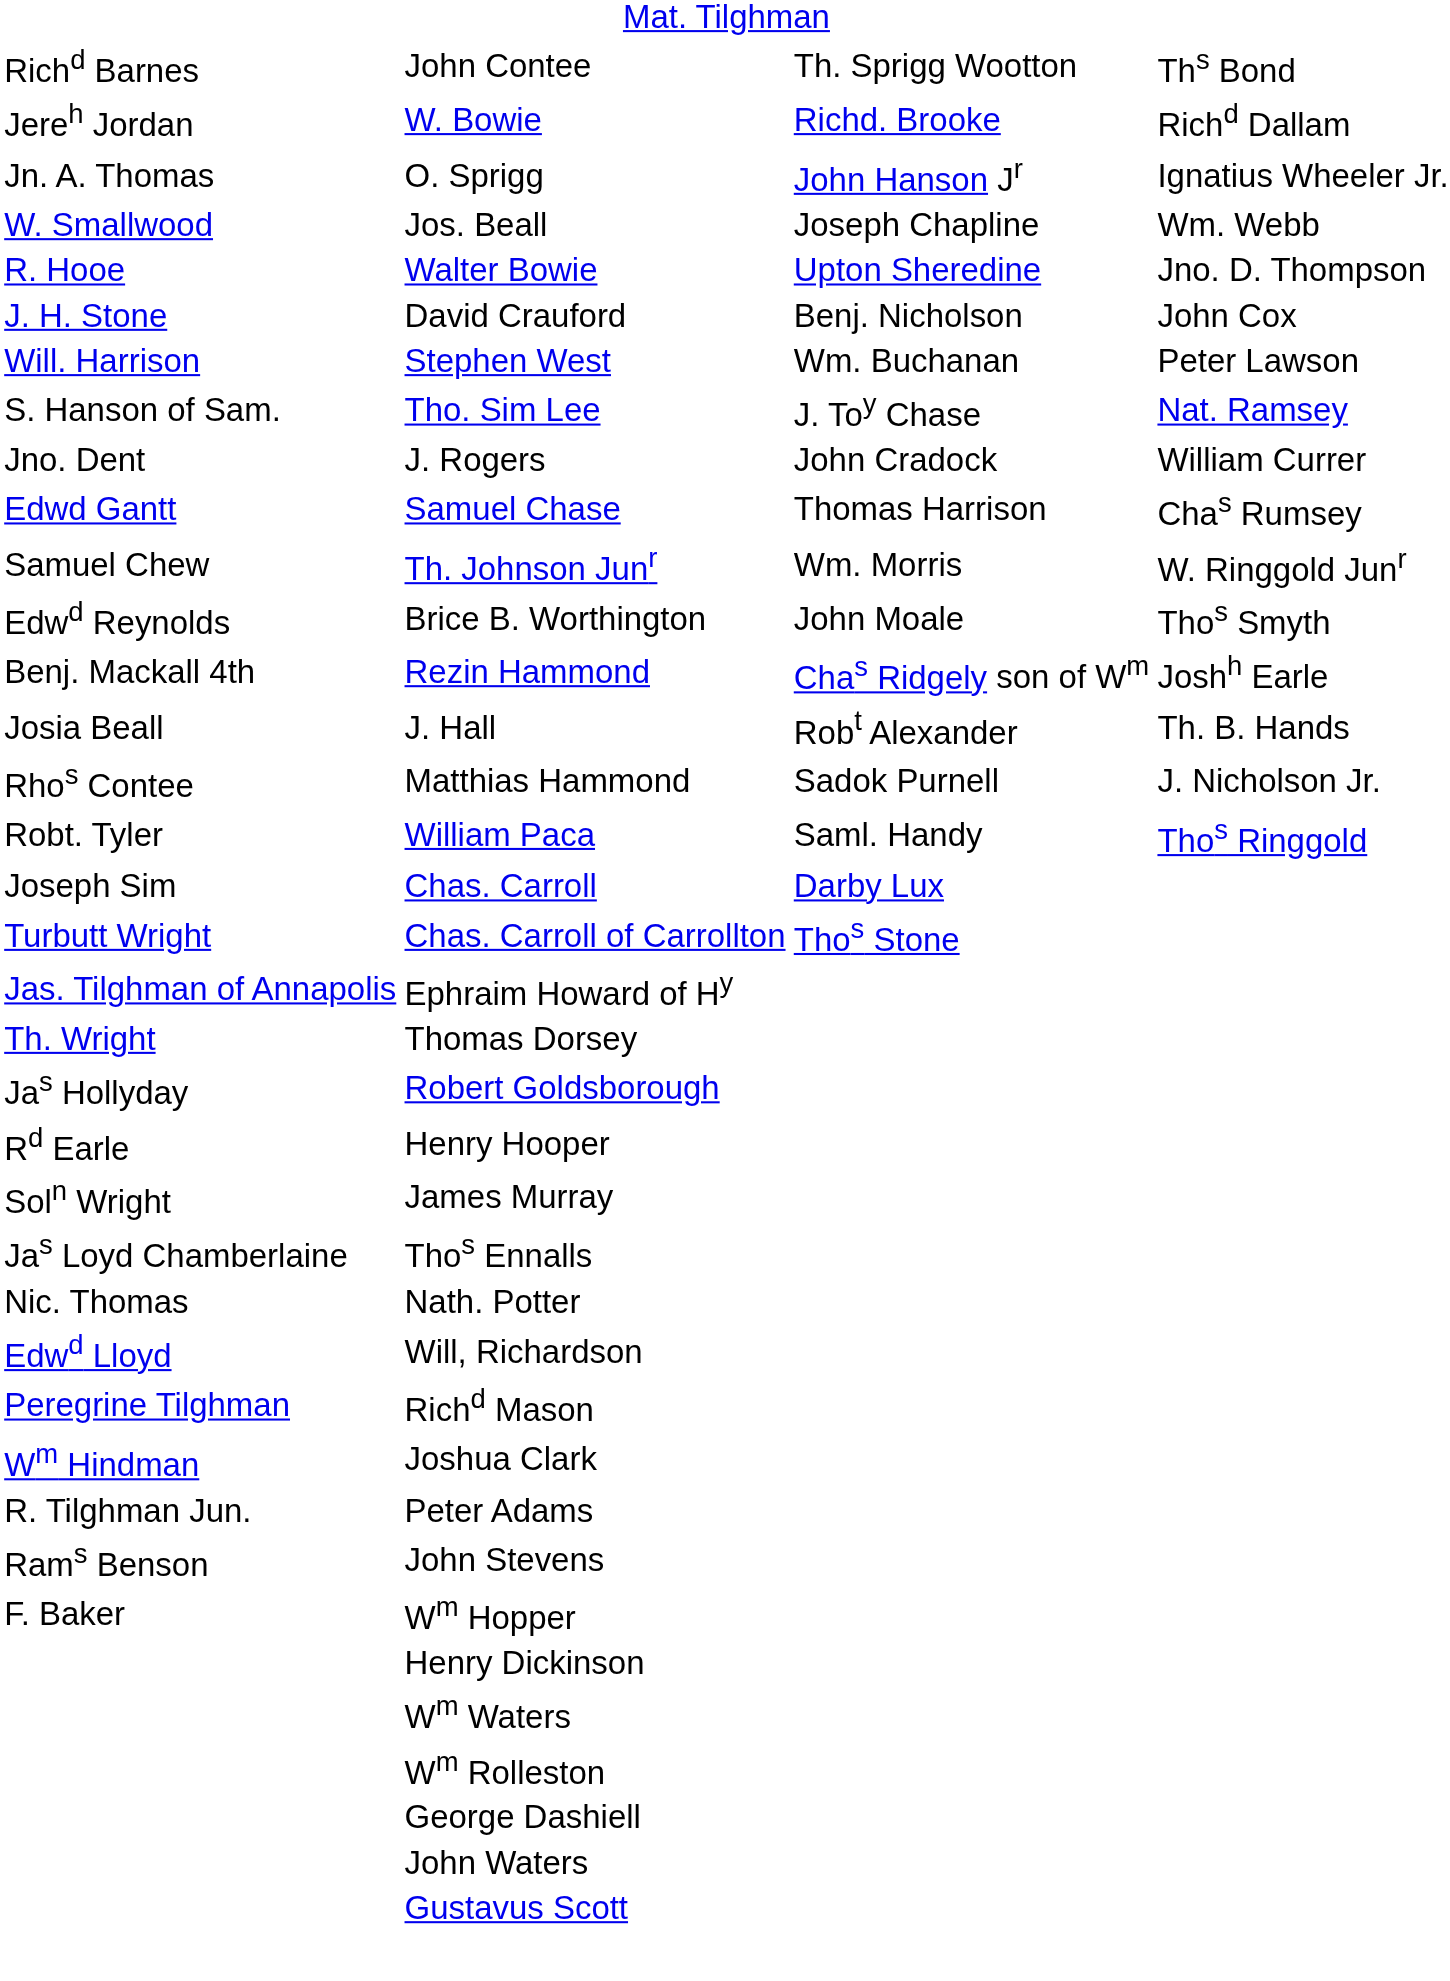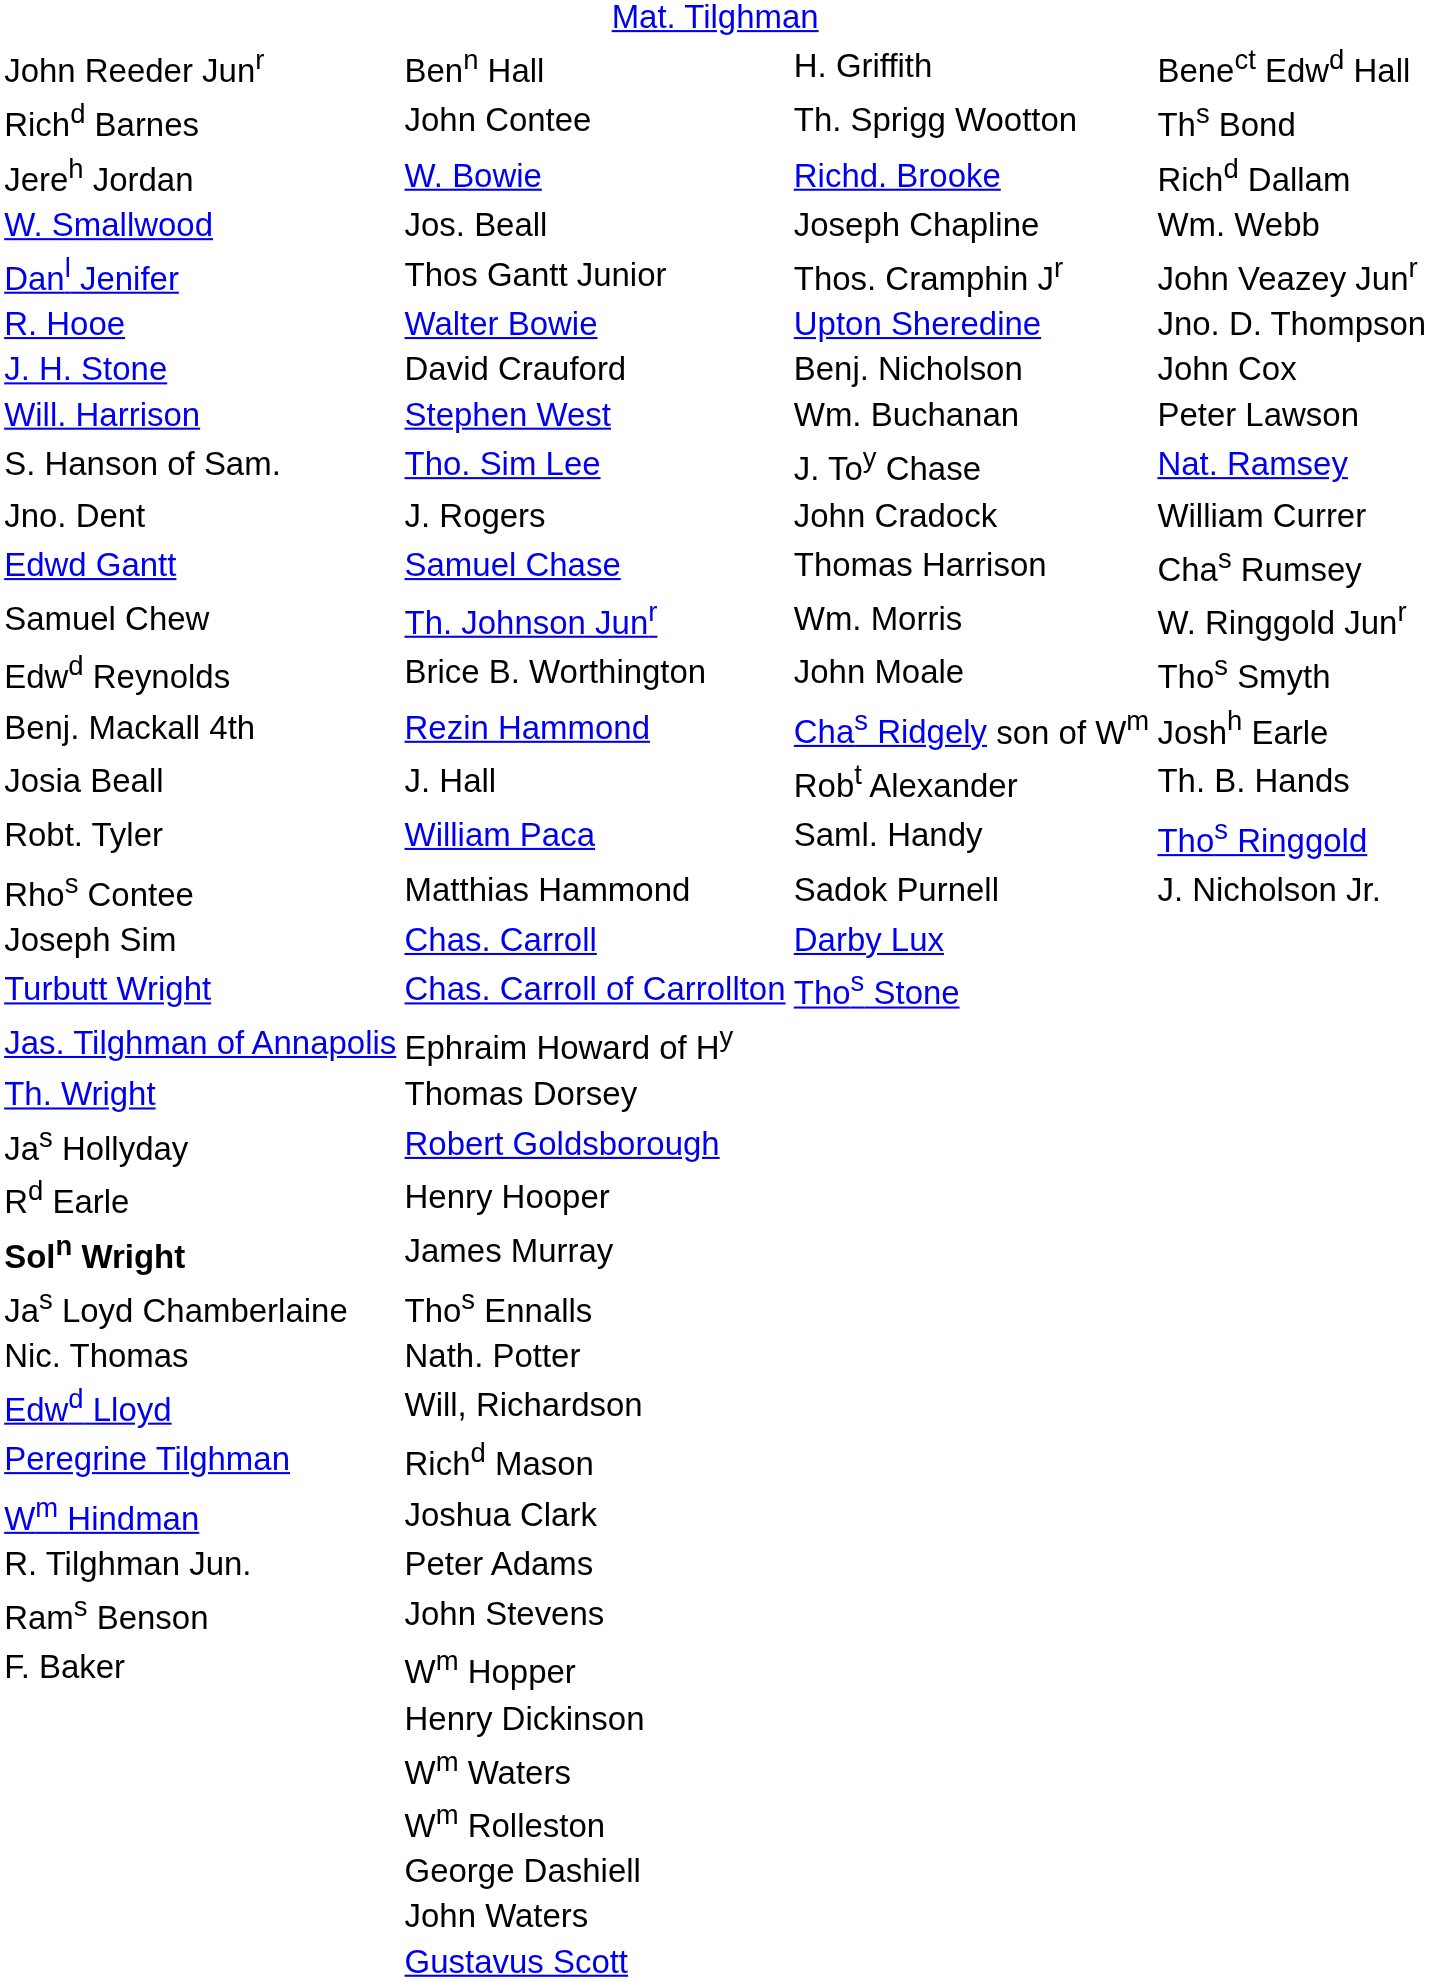+ row: (474, 66)
- row: (474, 175)
+ row: (536, 274)
rows swapped: (500, 835) <-> (547, 781)
(88, 1197) normal -> (95, 1251) bold
